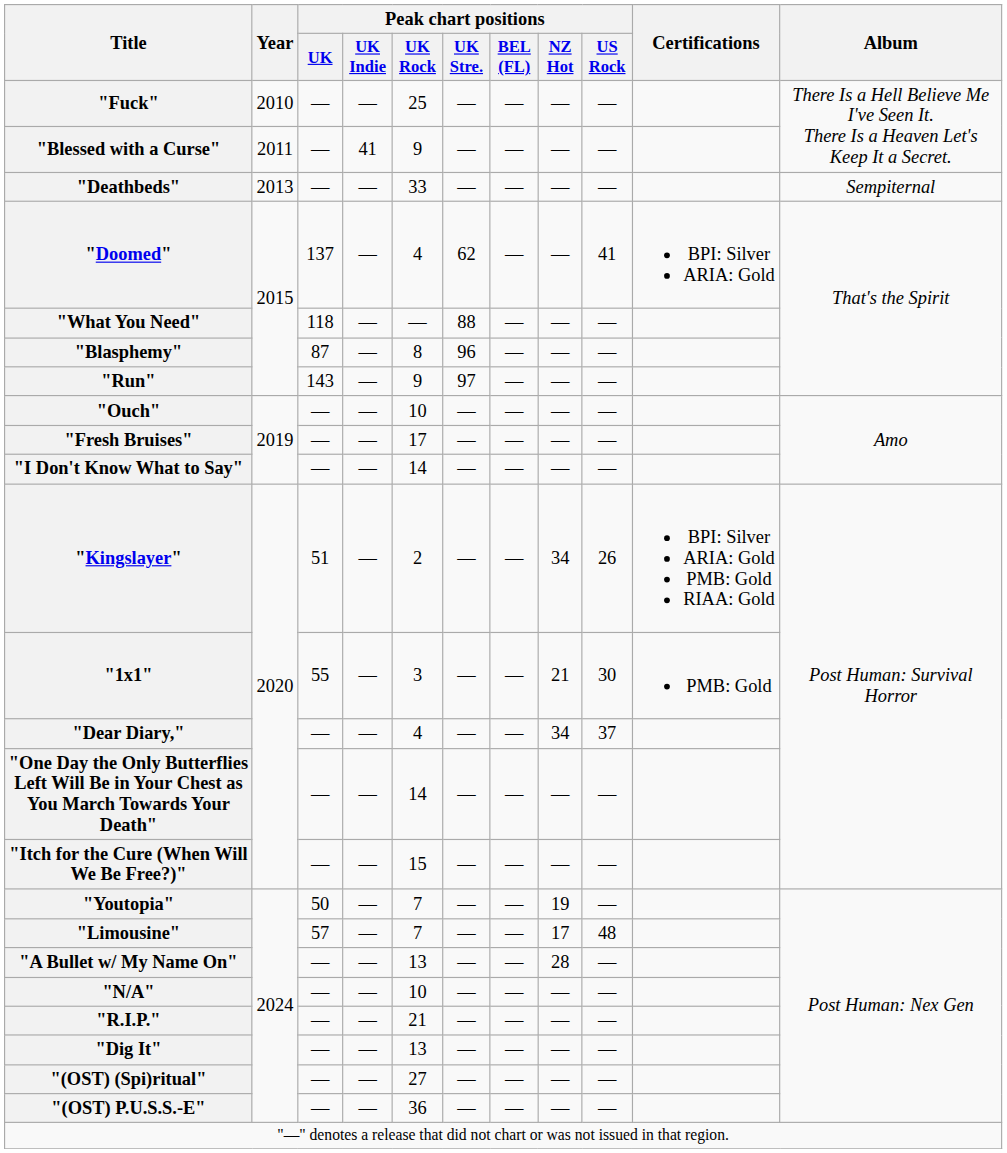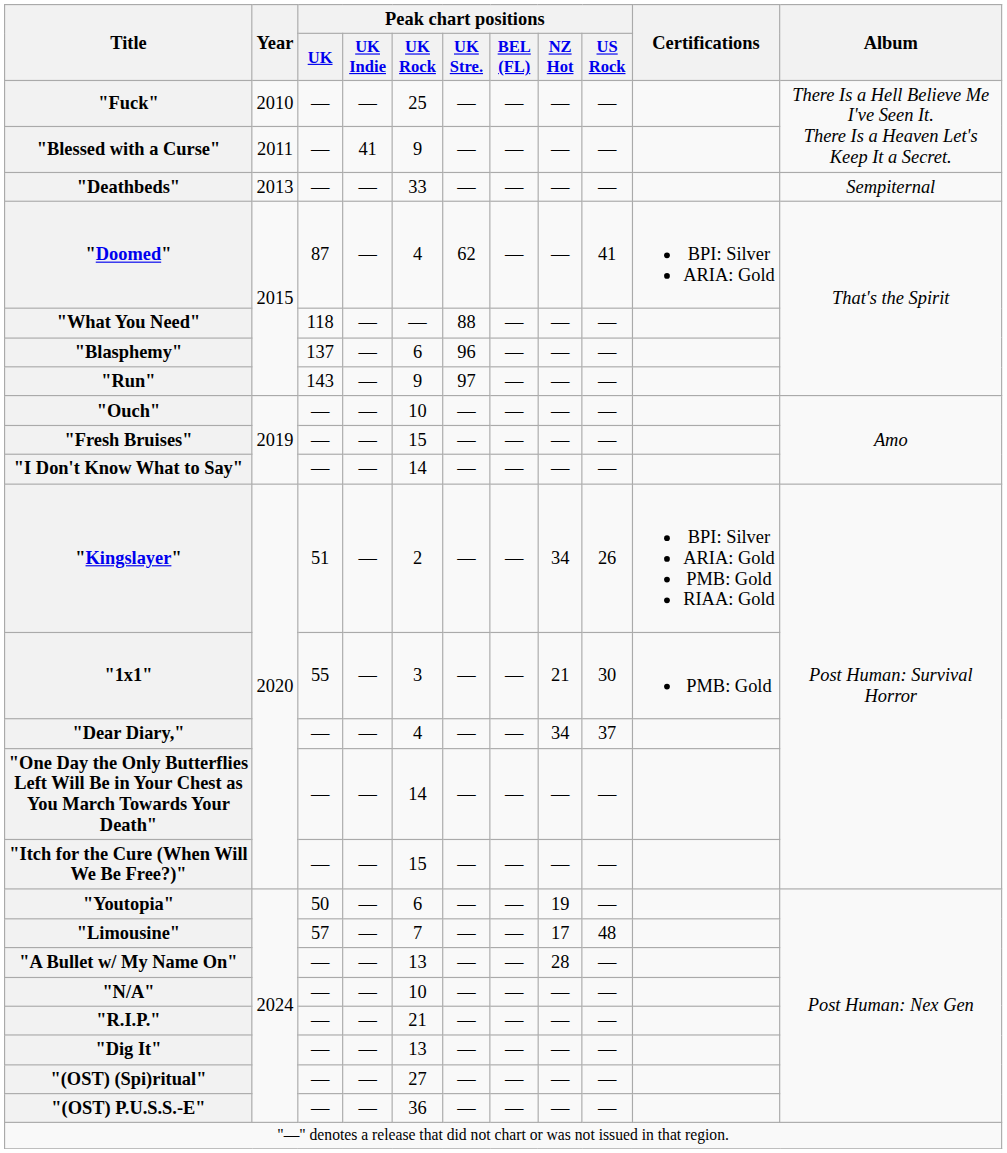(320, 254) 137 -> (320, 254) 87
(320, 352) 87 -> (320, 352) 137
(418, 352) 8 -> (418, 352) 6
(418, 439) 17 -> (418, 439) 15
(418, 903) 7 -> (418, 903) 6
